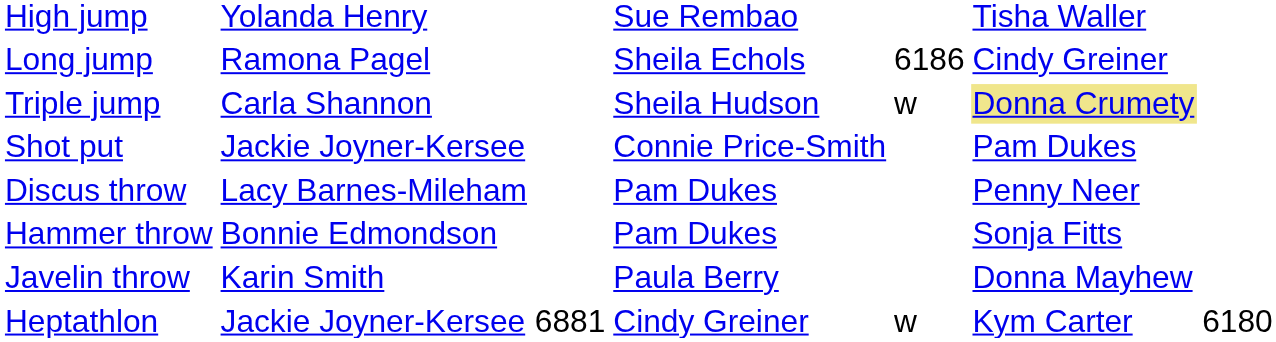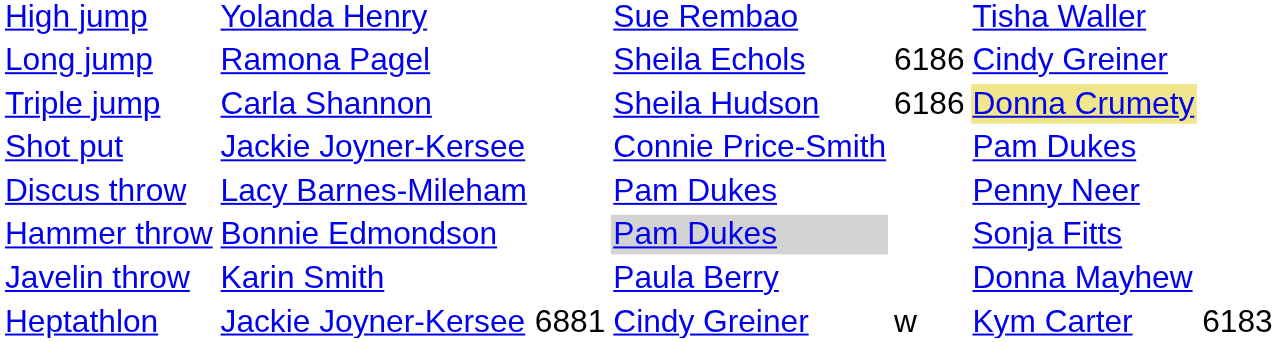(906, 103) w -> (929, 103) 6186
(695, 234) no background -> (695, 234) lightgrey background
(1237, 321) 6180 -> (1237, 321) 6183
